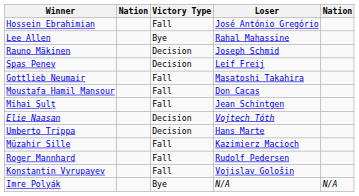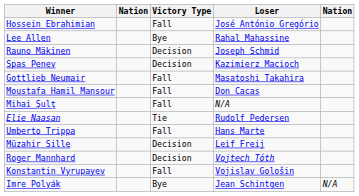(240, 64) Leif Freij -> (257, 64) Kazimierz Macioch
(250, 104) Jean Schintgen -> (223, 104) N/A
(172, 118) Decision -> (160, 118) Tie
(245, 118) Vojtech Tóth -> (252, 118) Rudolf Pedersen
(172, 131) Decision -> (162, 131) Fall
(162, 144) Fall -> (172, 144) Decision
(257, 144) Kazimierz Macioch -> (240, 144) Leif Freij
(162, 158) Fall -> (172, 158) Decision
(252, 158) Rudolf Pedersen -> (245, 158) Vojtech Tóth
(223, 185) N/A -> (250, 185) Jean Schintgen
